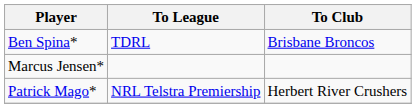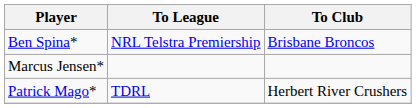(131, 41) TDRL -> (186, 41) NRL Telstra Premiership
(186, 91) NRL Telstra Premiership -> (131, 91) TDRL
